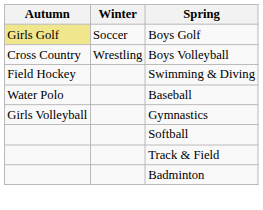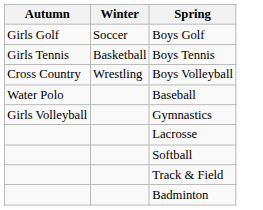(33, 34) khaki background -> (33, 34) no background
+ row: (183, 54)
- row: (202, 74)
+ row: (175, 134)
